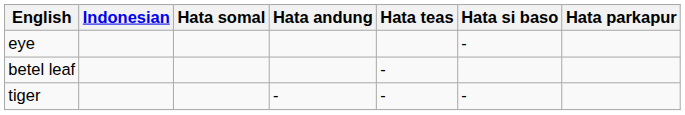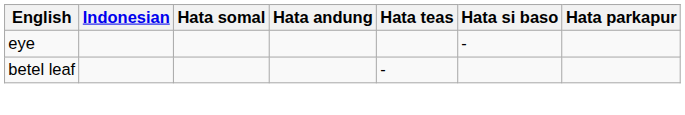- row: (24, 95)
